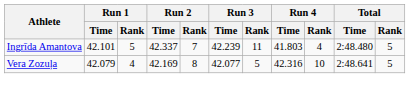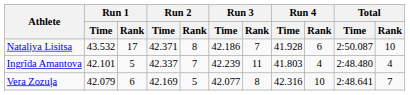+ row: (39, 47)
(390, 47) 5 -> (390, 64) 4
(132, 64) 4 -> (132, 81) 6
(195, 64) 8 -> (195, 81) 5
(257, 64) 5 -> (257, 81) 8
(390, 64) 5 -> (390, 81) 7
